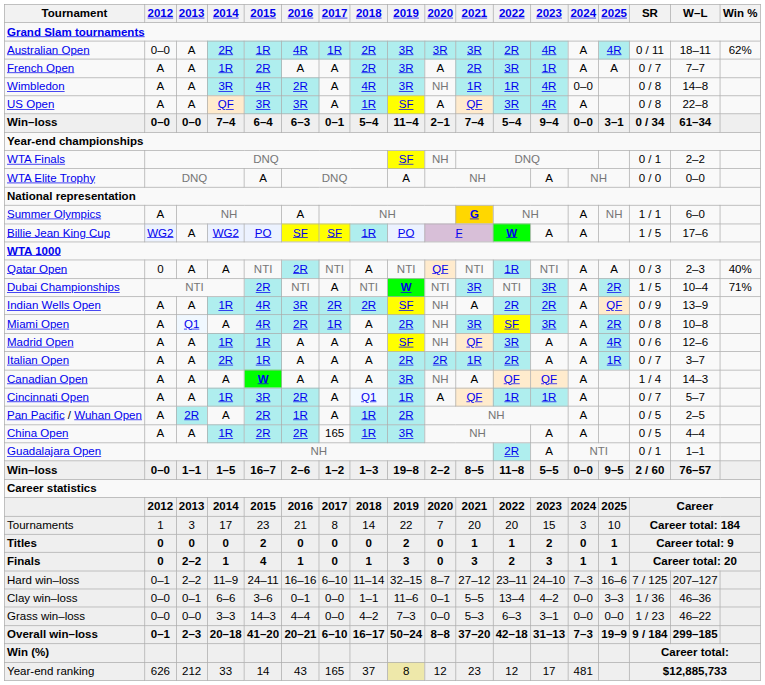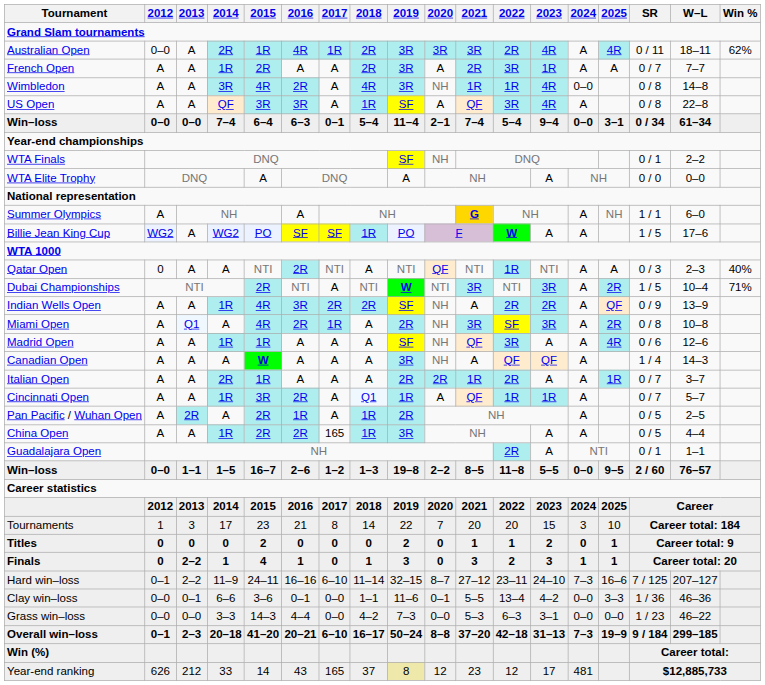rows swapped: (38, 360) <-> (47, 379)
